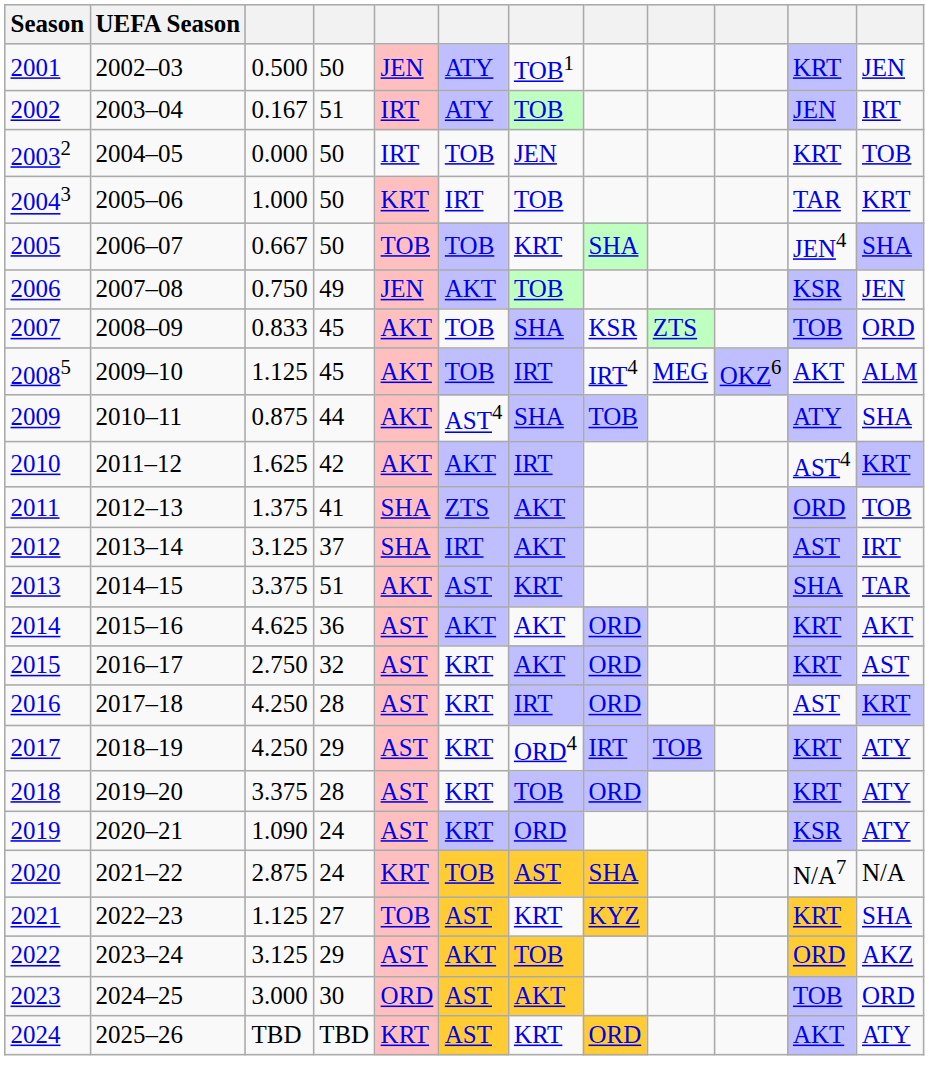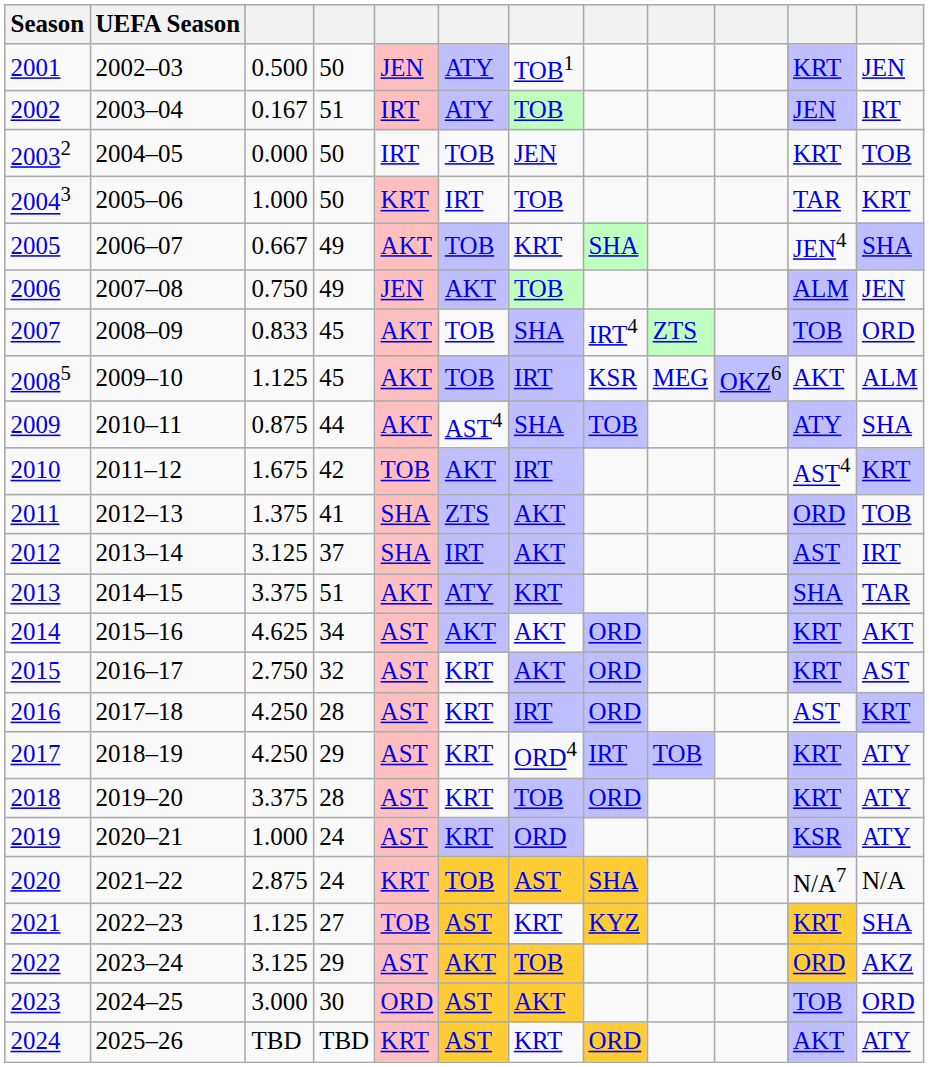(332, 245) 50 -> (332, 245) 49
(405, 245) TOB -> (406, 245) AKT
(817, 288) KSR -> (821, 288) ALM
(613, 328) KSR -> (613, 331) IRT4
(613, 371) IRT4 -> (613, 378) KSR
(280, 464) 1.625 -> (280, 470) 1.675
(406, 464) AKT -> (405, 470) TOB
(468, 586) AST -> (469, 592) ATY
(332, 625) 36 -> (332, 632) 34
(280, 830) 1.090 -> (280, 837) 1.000
